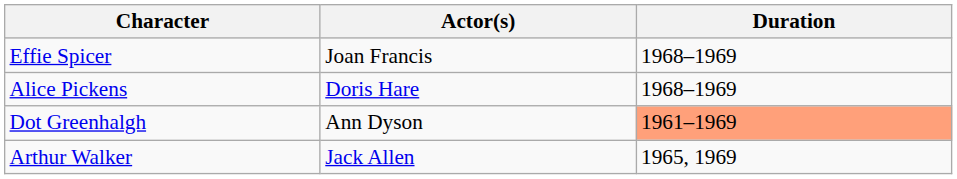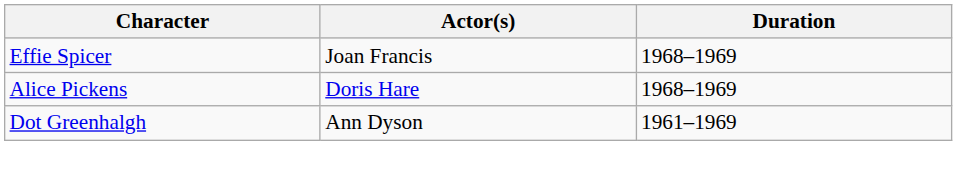(689, 122) lightsalmon background -> (689, 122) no background
- row: (71, 156)
